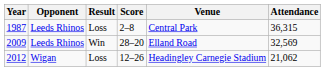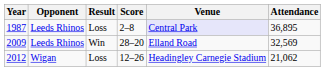(173, 27) no background -> (173, 27) lavender background
(284, 27) 36,315 -> (284, 27) 36,895
